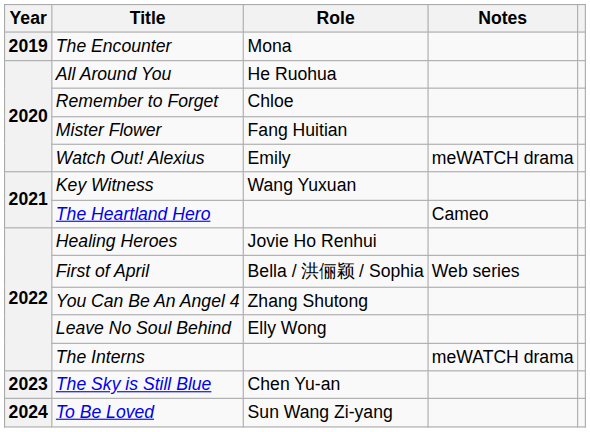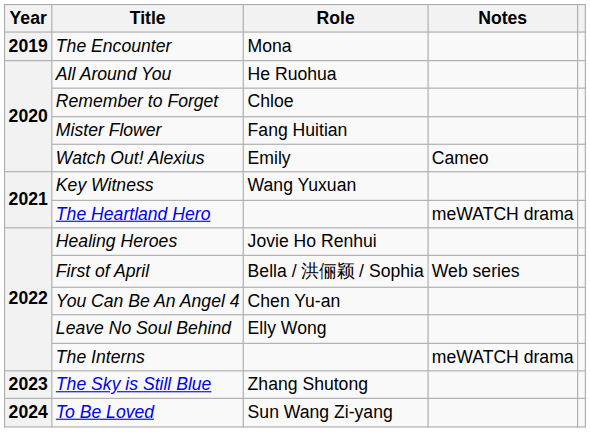(503, 158) meWATCH drama -> (460, 158) Cameo
(460, 213) Cameo -> (503, 213) meWATCH drama
(308, 300) Zhang Shutong -> (294, 300) Chen Yu-an
(294, 384) Chen Yu-an -> (308, 384) Zhang Shutong
